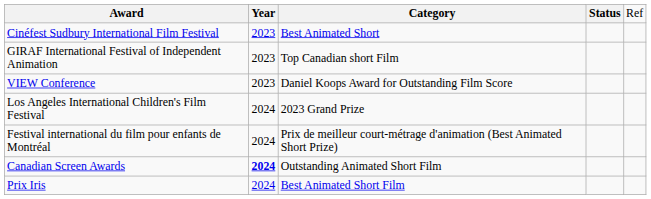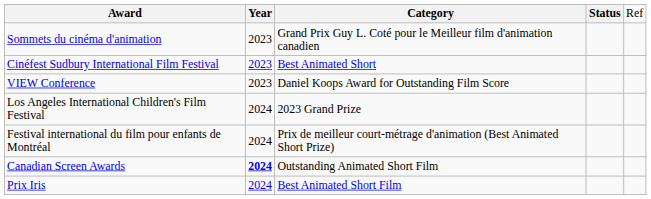+ row: (84, 39)
- row: (114, 58)
